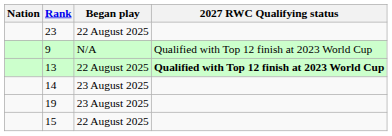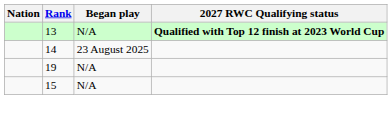- row: (51, 31)
- row: (48, 49)
(113, 67) 22 August 2025 -> (87, 31) N/A
(113, 103) 23 August 2025 -> (87, 67) N/A
(113, 121) 22 August 2025 -> (87, 85) N/A
